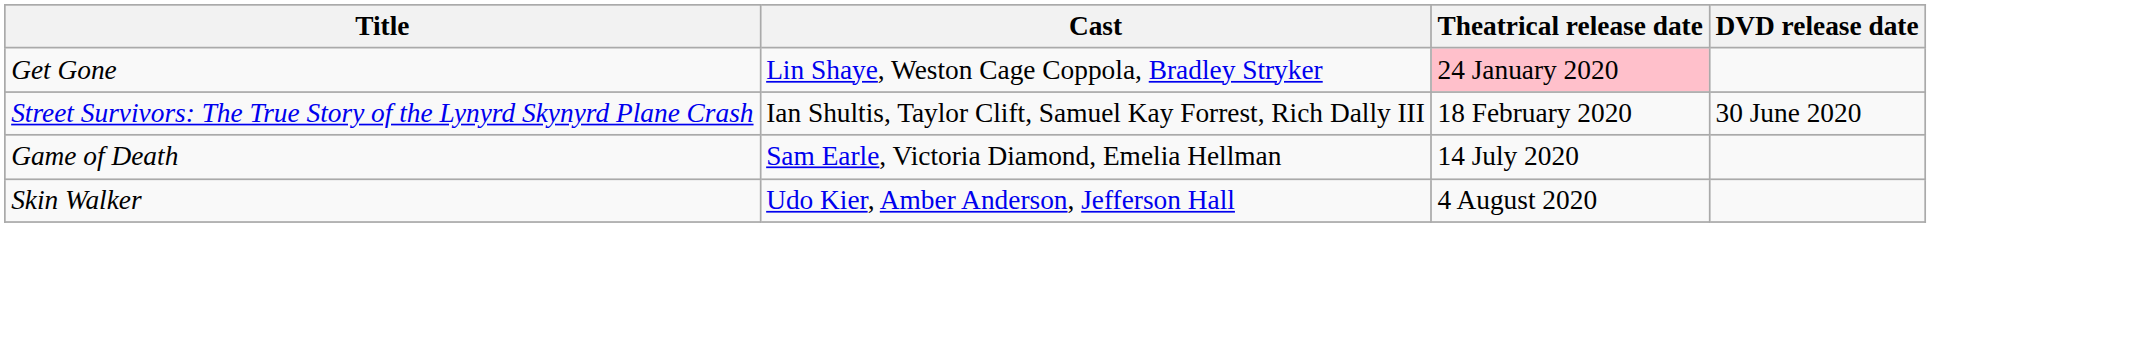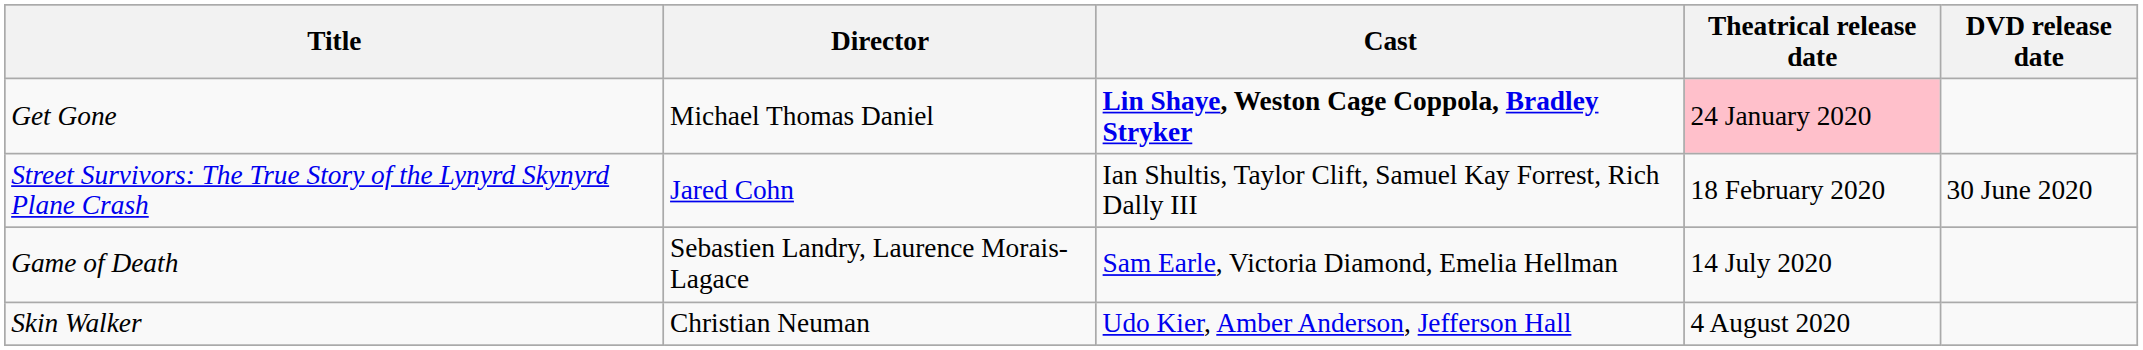+ column: (880, 41)
(1044, 69) normal -> (1351, 115) bold
